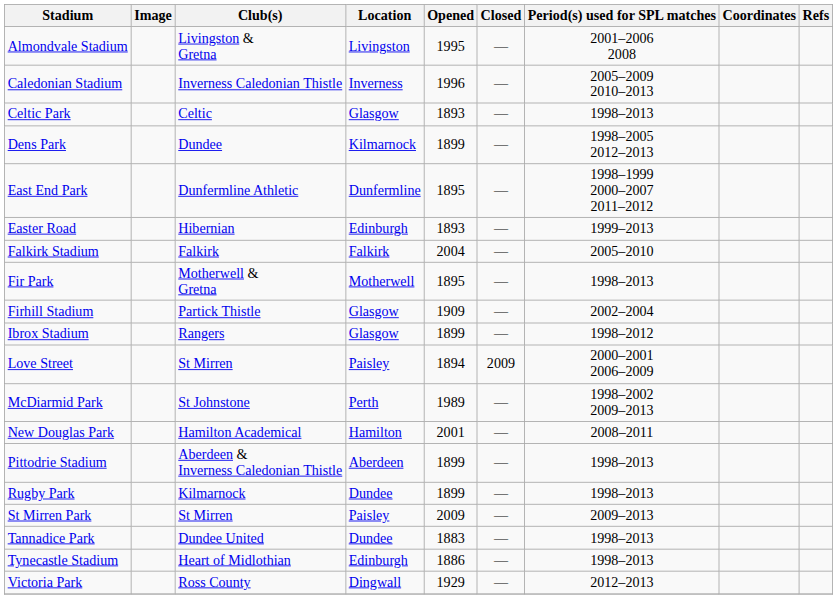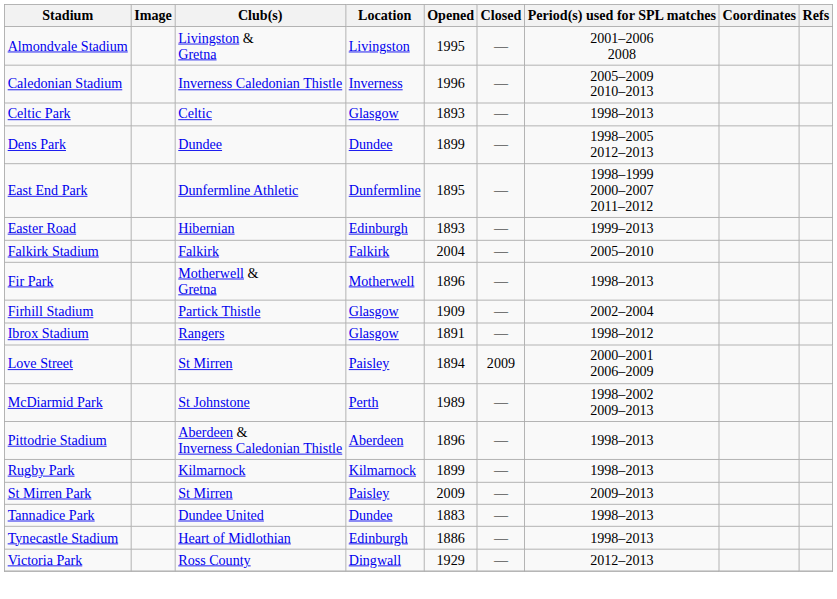(382, 144) Kilmarnock -> (371, 144) Dundee
(451, 281) 1895 -> (451, 281) 1896
(451, 334) 1899 -> (451, 334) 1891
- row: (61, 432)
(451, 462) 1899 -> (451, 440) 1896
(371, 493) Dundee -> (382, 470) Kilmarnock
